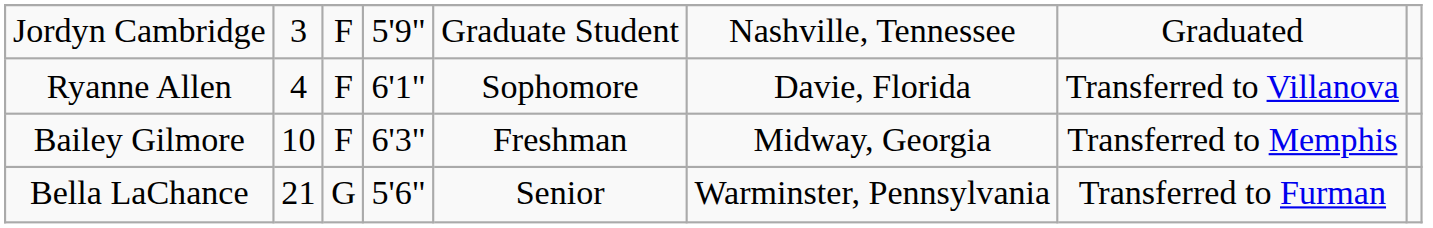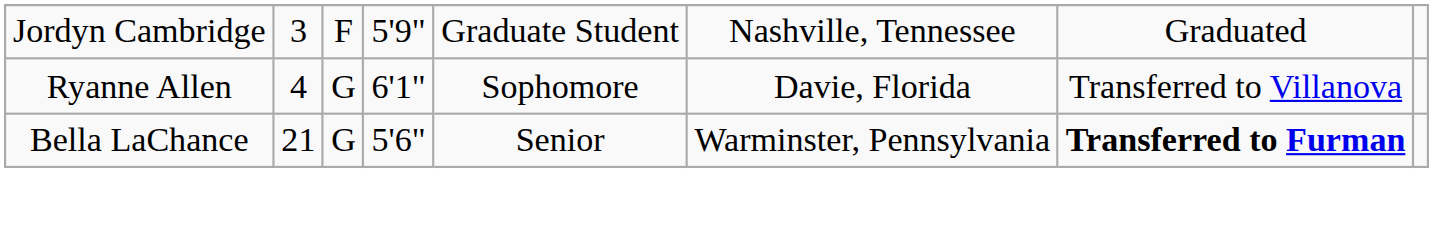(343, 85) F -> (343, 85) G
- row: (139, 139)
(1232, 193) normal -> (1236, 139) bold
